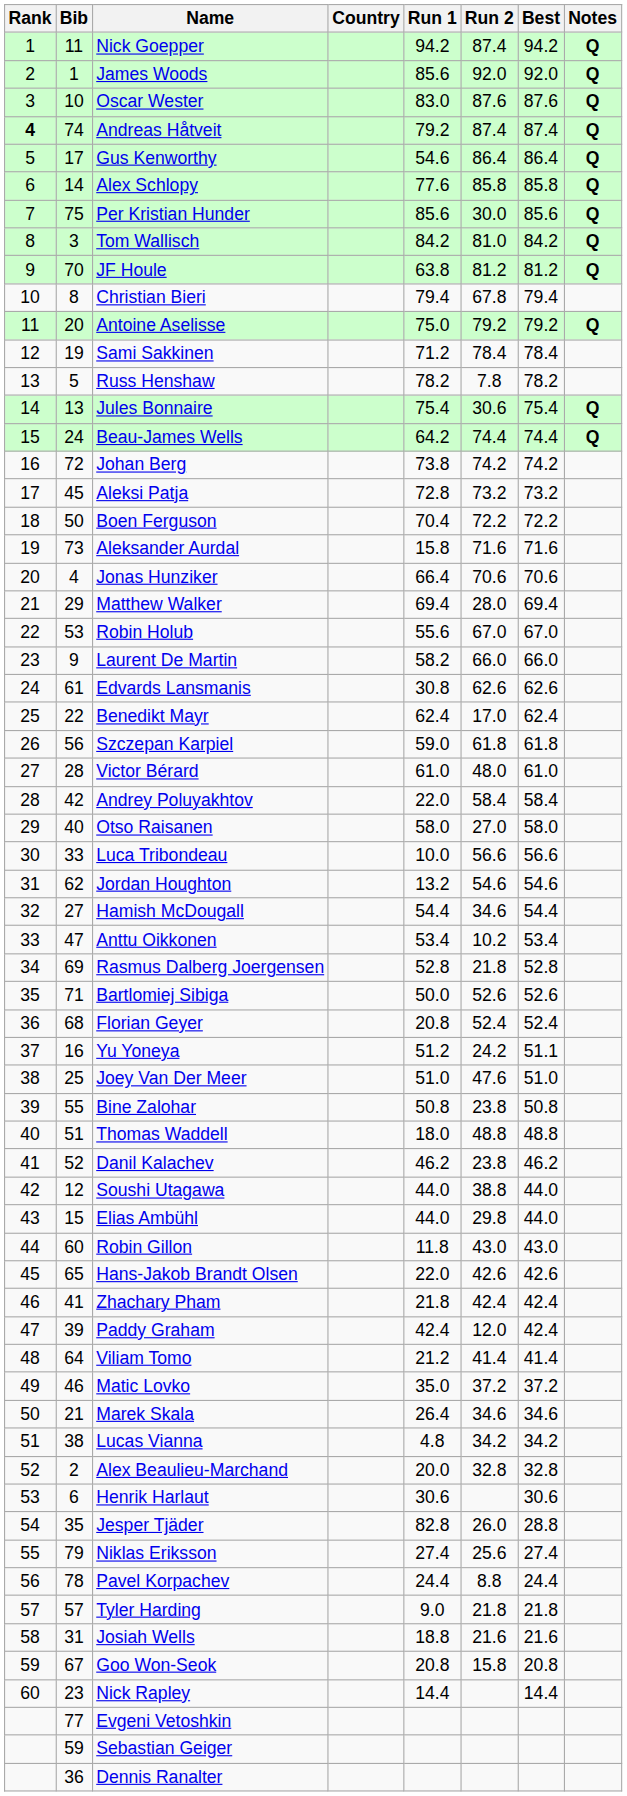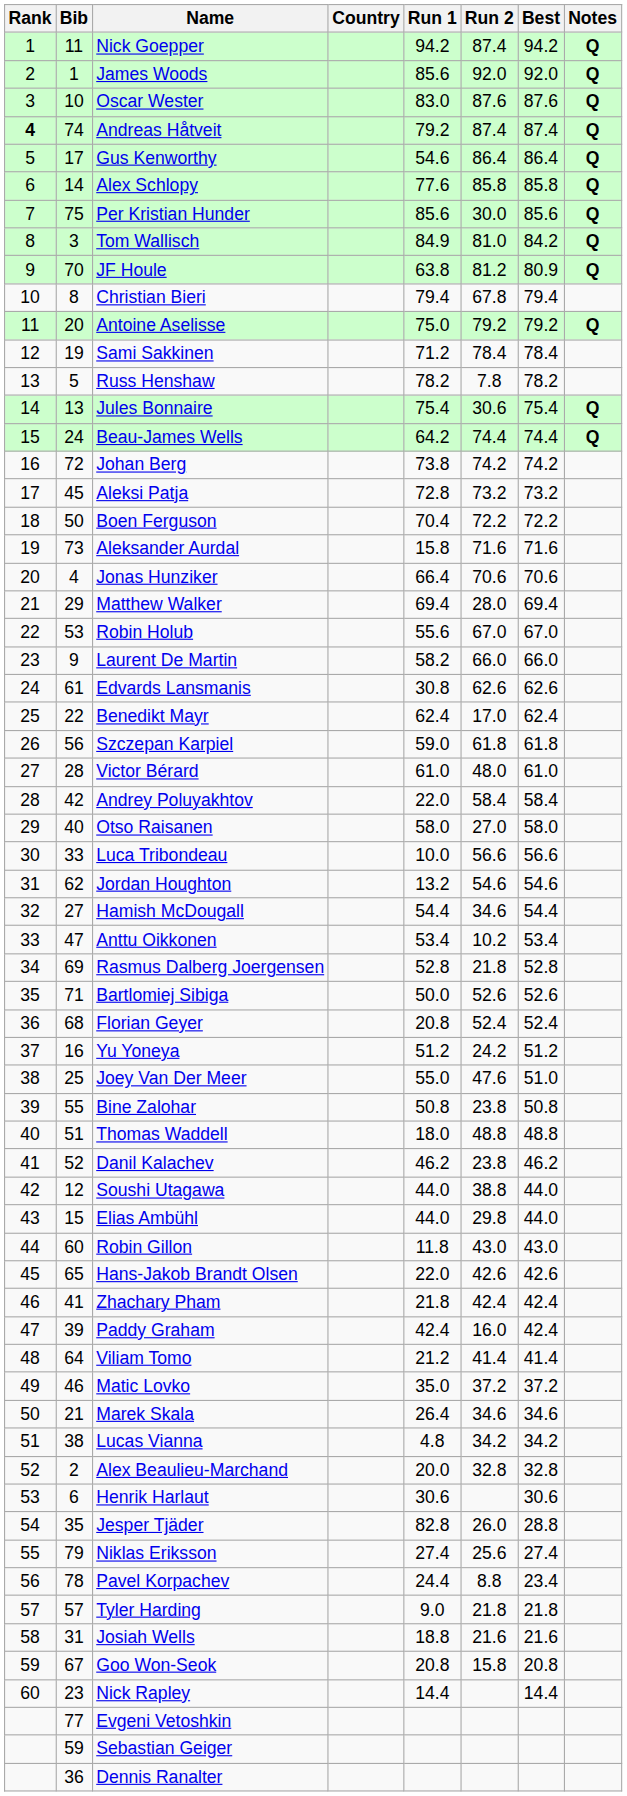(432, 241) 84.2 -> (432, 241) 84.9
(541, 269) 81.2 -> (541, 269) 80.9
(541, 1051) 51.1 -> (541, 1051) 51.2
(432, 1079) 51.0 -> (432, 1079) 55.0
(489, 1330) 12.0 -> (489, 1330) 16.0
(541, 1581) 24.4 -> (541, 1581) 23.4
